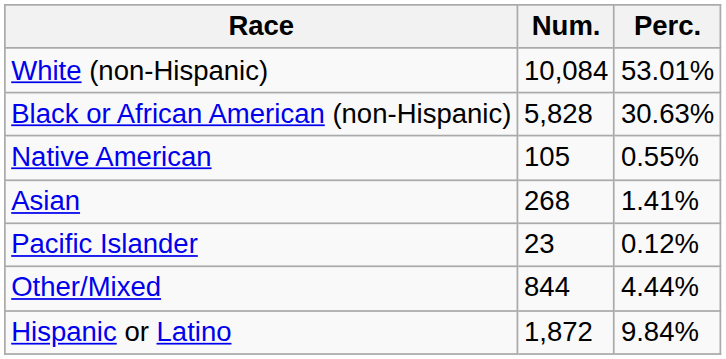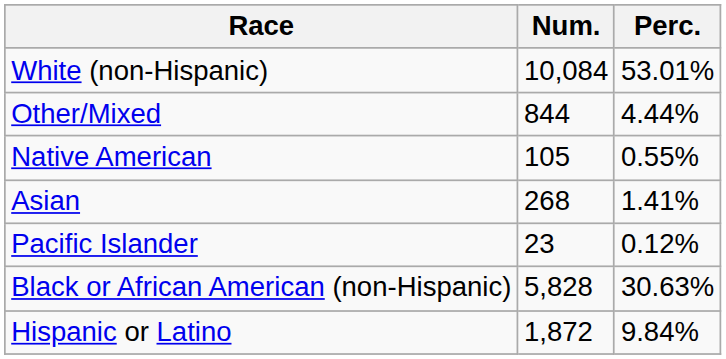rows swapped: (261, 113) <-> (86, 288)
